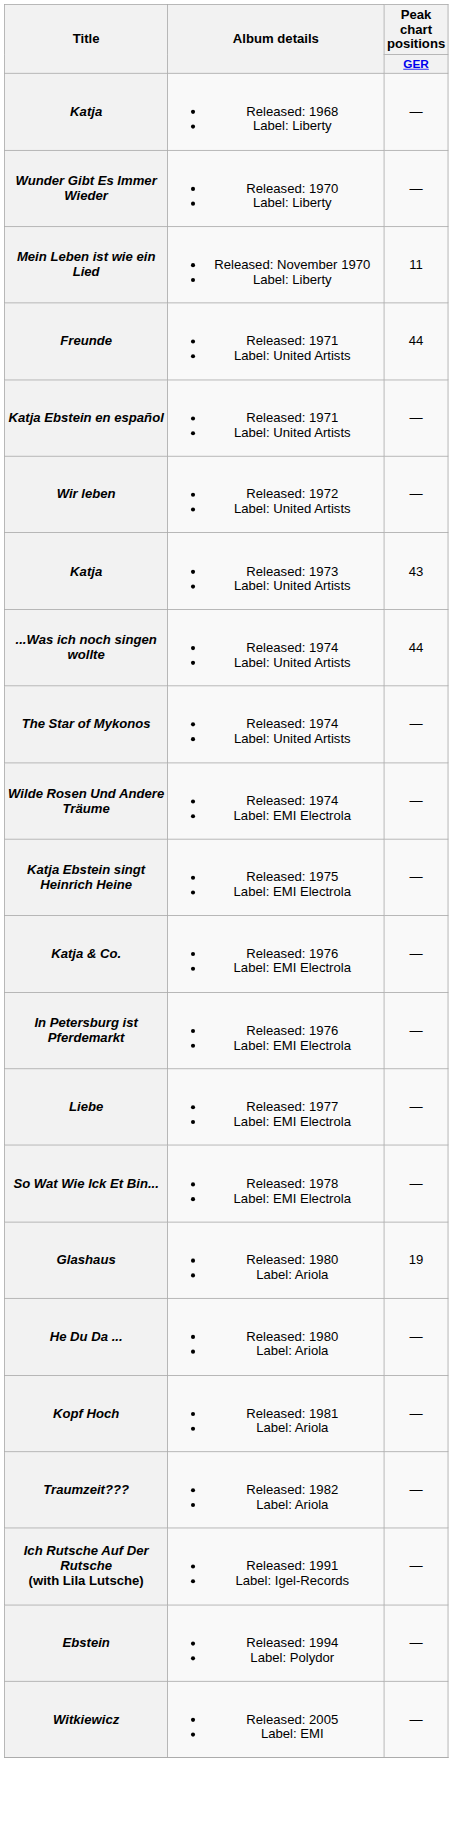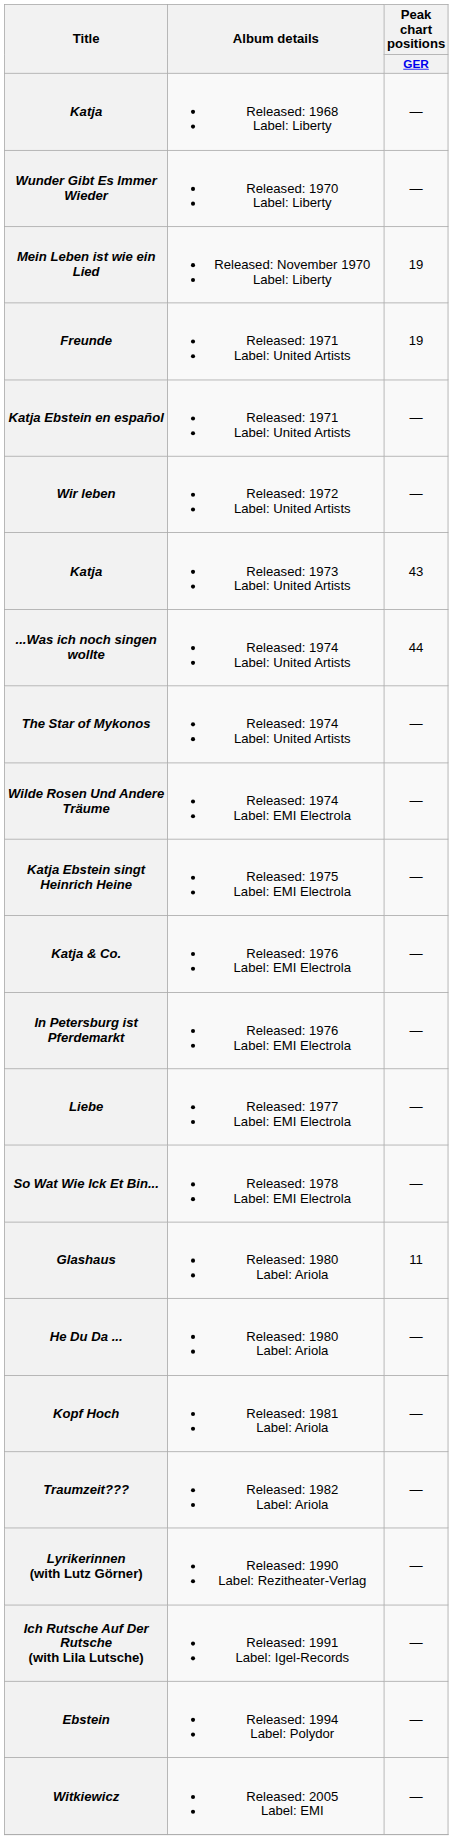(416, 264) 11 -> (416, 264) 19
(416, 341) 44 -> (416, 341) 19
(416, 1260) 19 -> (416, 1260) 11
+ row: (86, 1566)
